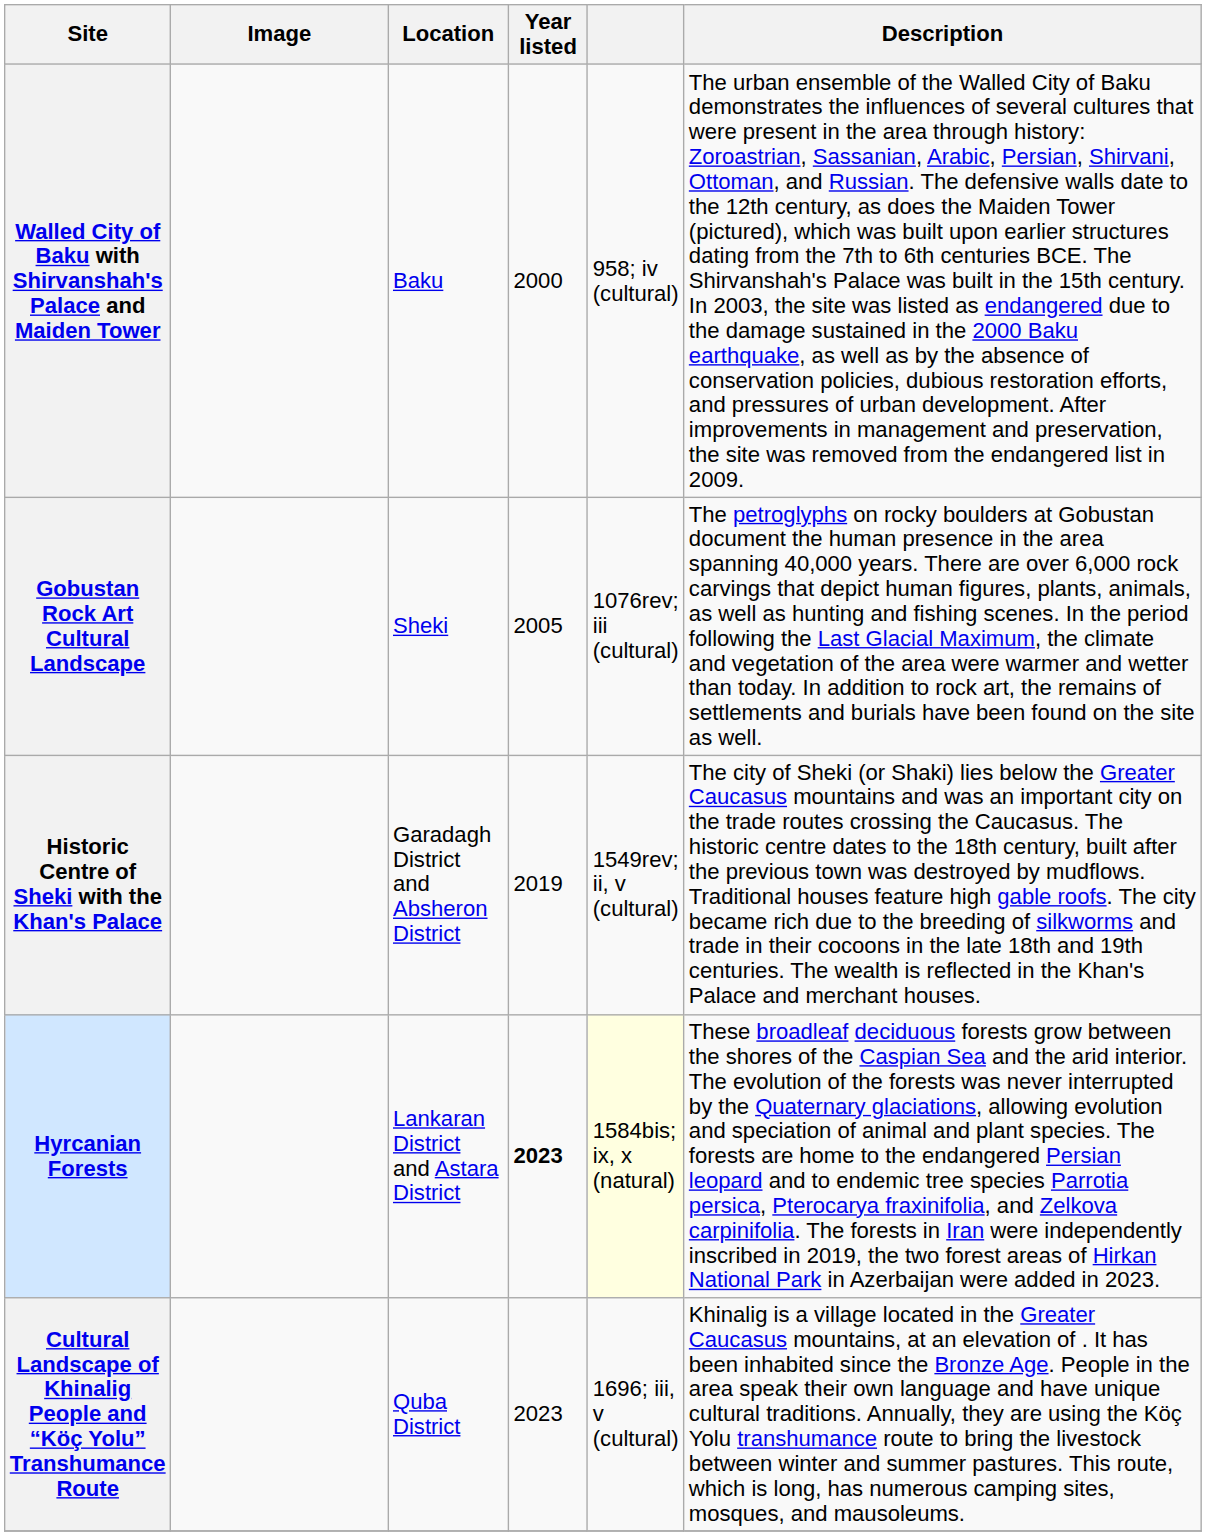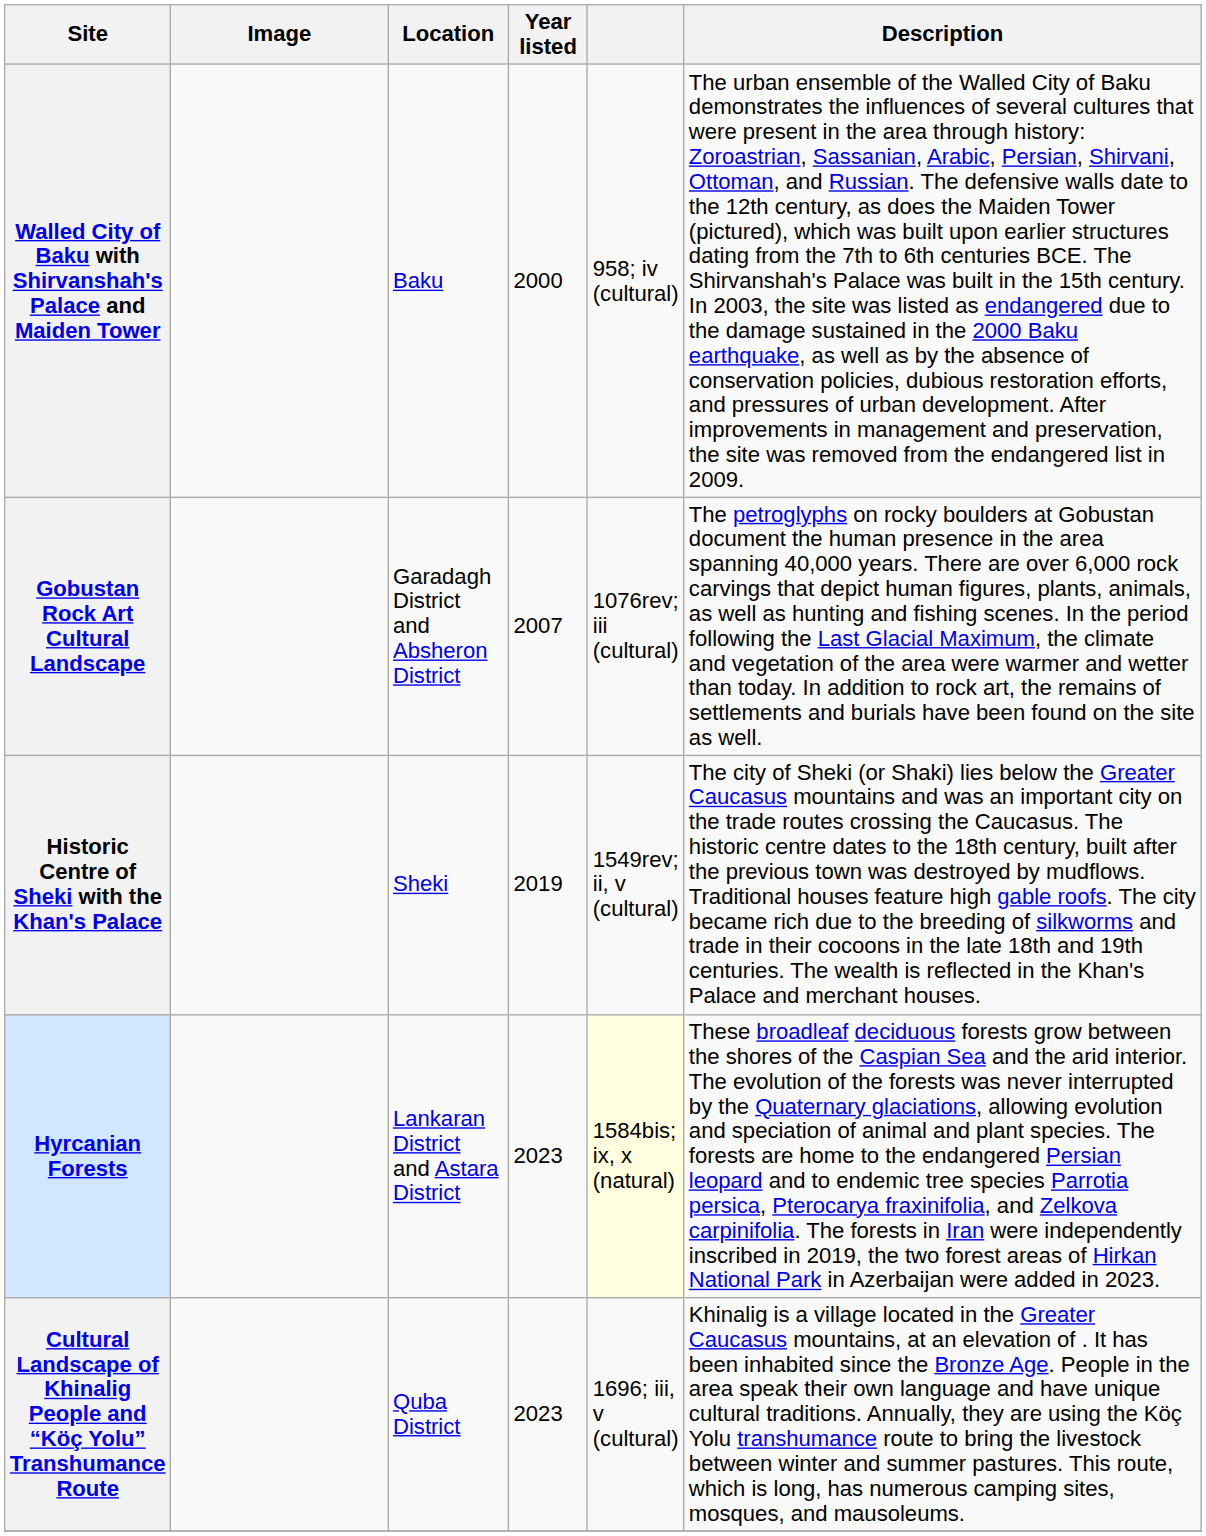(421, 626) Sheki -> (442, 626) Garadagh District and Absheron District
(538, 626) 2005 -> (538, 626) 2007
(442, 884) Garadagh District and Absheron District -> (421, 884) Sheki
(538, 1155) bold -> (538, 1155) normal
